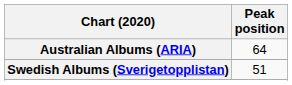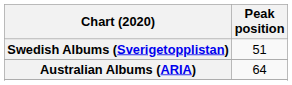rows swapped: (118, 49) <-> (118, 69)
